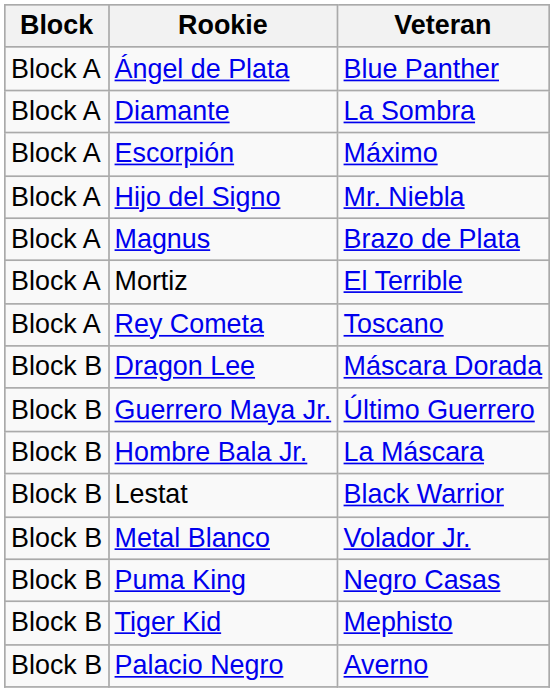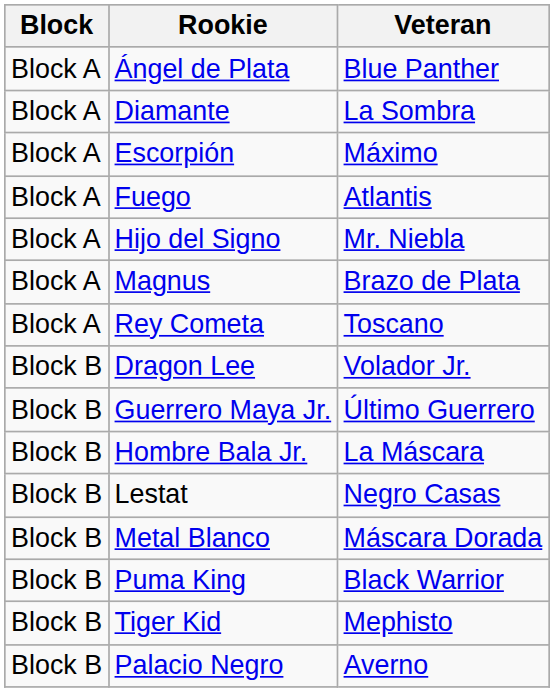+ row: (153, 196)
- row: (151, 281)
(443, 366) Máscara Dorada -> (407, 366) Volador Jr.
(424, 494) Black Warrior -> (422, 494) Negro Casas
(407, 537) Volador Jr. -> (443, 537) Máscara Dorada
(422, 580) Negro Casas -> (424, 580) Black Warrior
